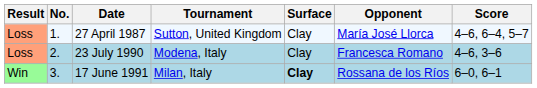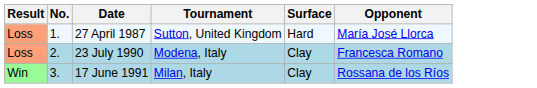- column: (492, 13)
(299, 33) Clay -> (300, 33) Hard
(300, 72) bold -> (299, 72) normal
